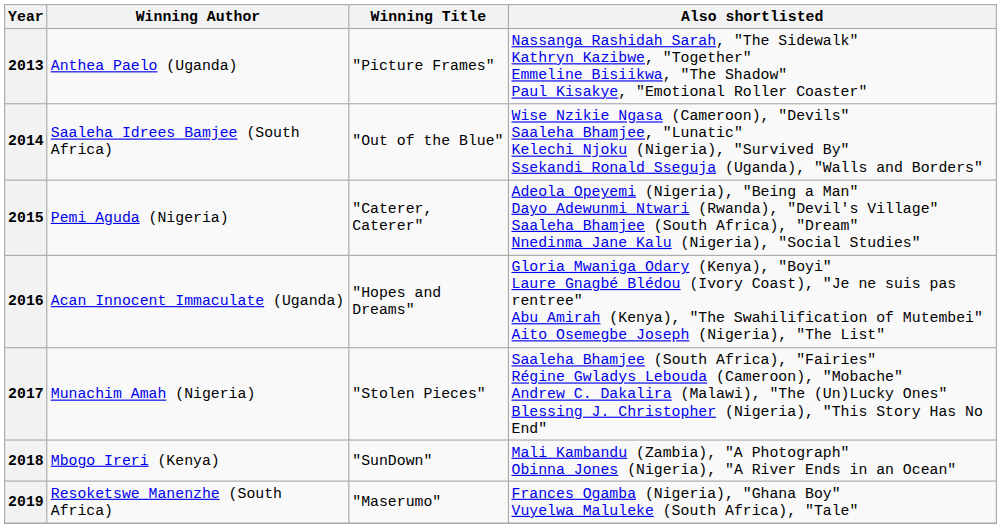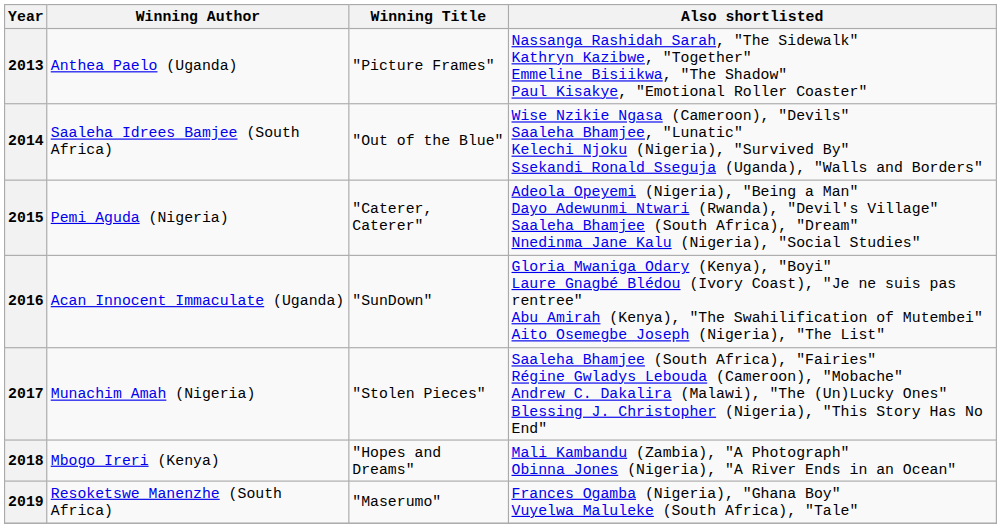(397, 301) "Hopes and Dreams" -> (392, 301) "SunDown"
(392, 461) "SunDown" -> (397, 461) "Hopes and Dreams"
